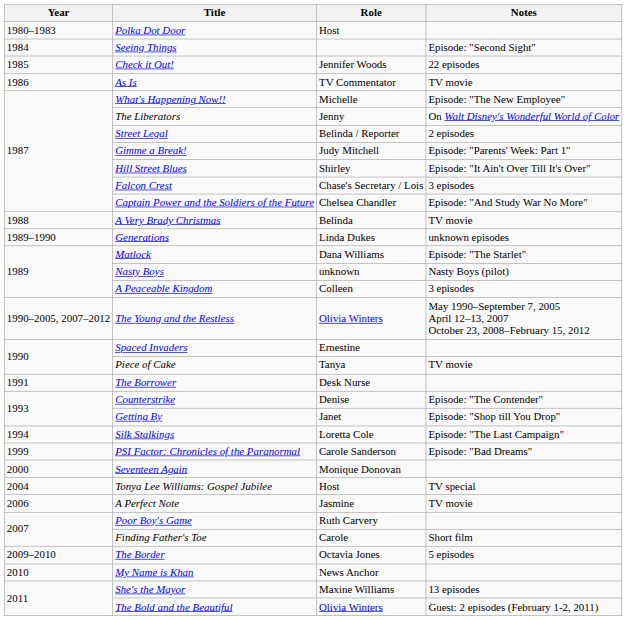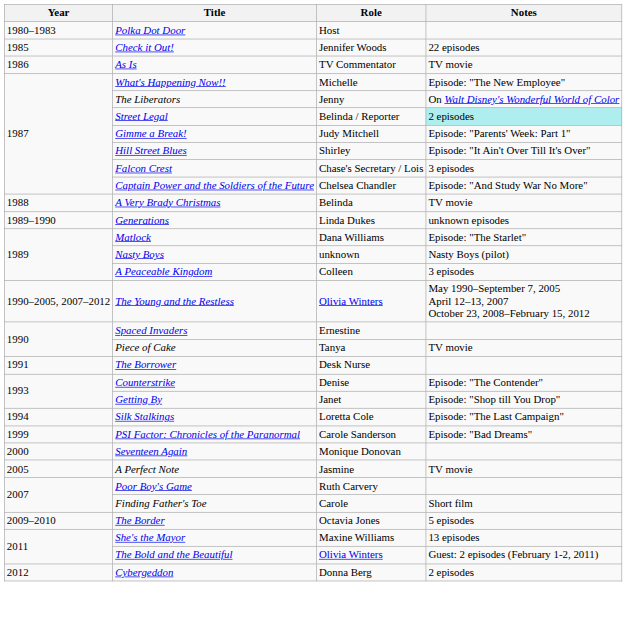- row: (146, 47)
(451, 133) no background -> (451, 116) paleturquoise background
- row: (194, 486)
(18, 503) 2006 -> (18, 468) 2005
- row: (154, 572)
+ row: (144, 572)
